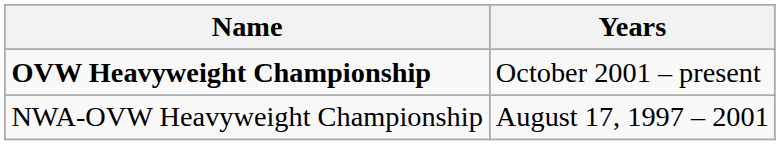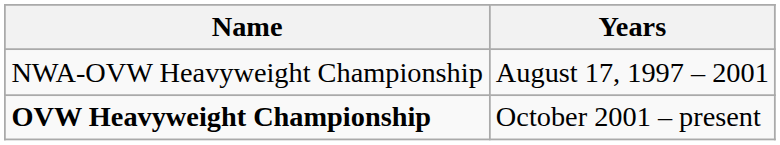rows swapped: (247, 116) <-> (221, 71)
